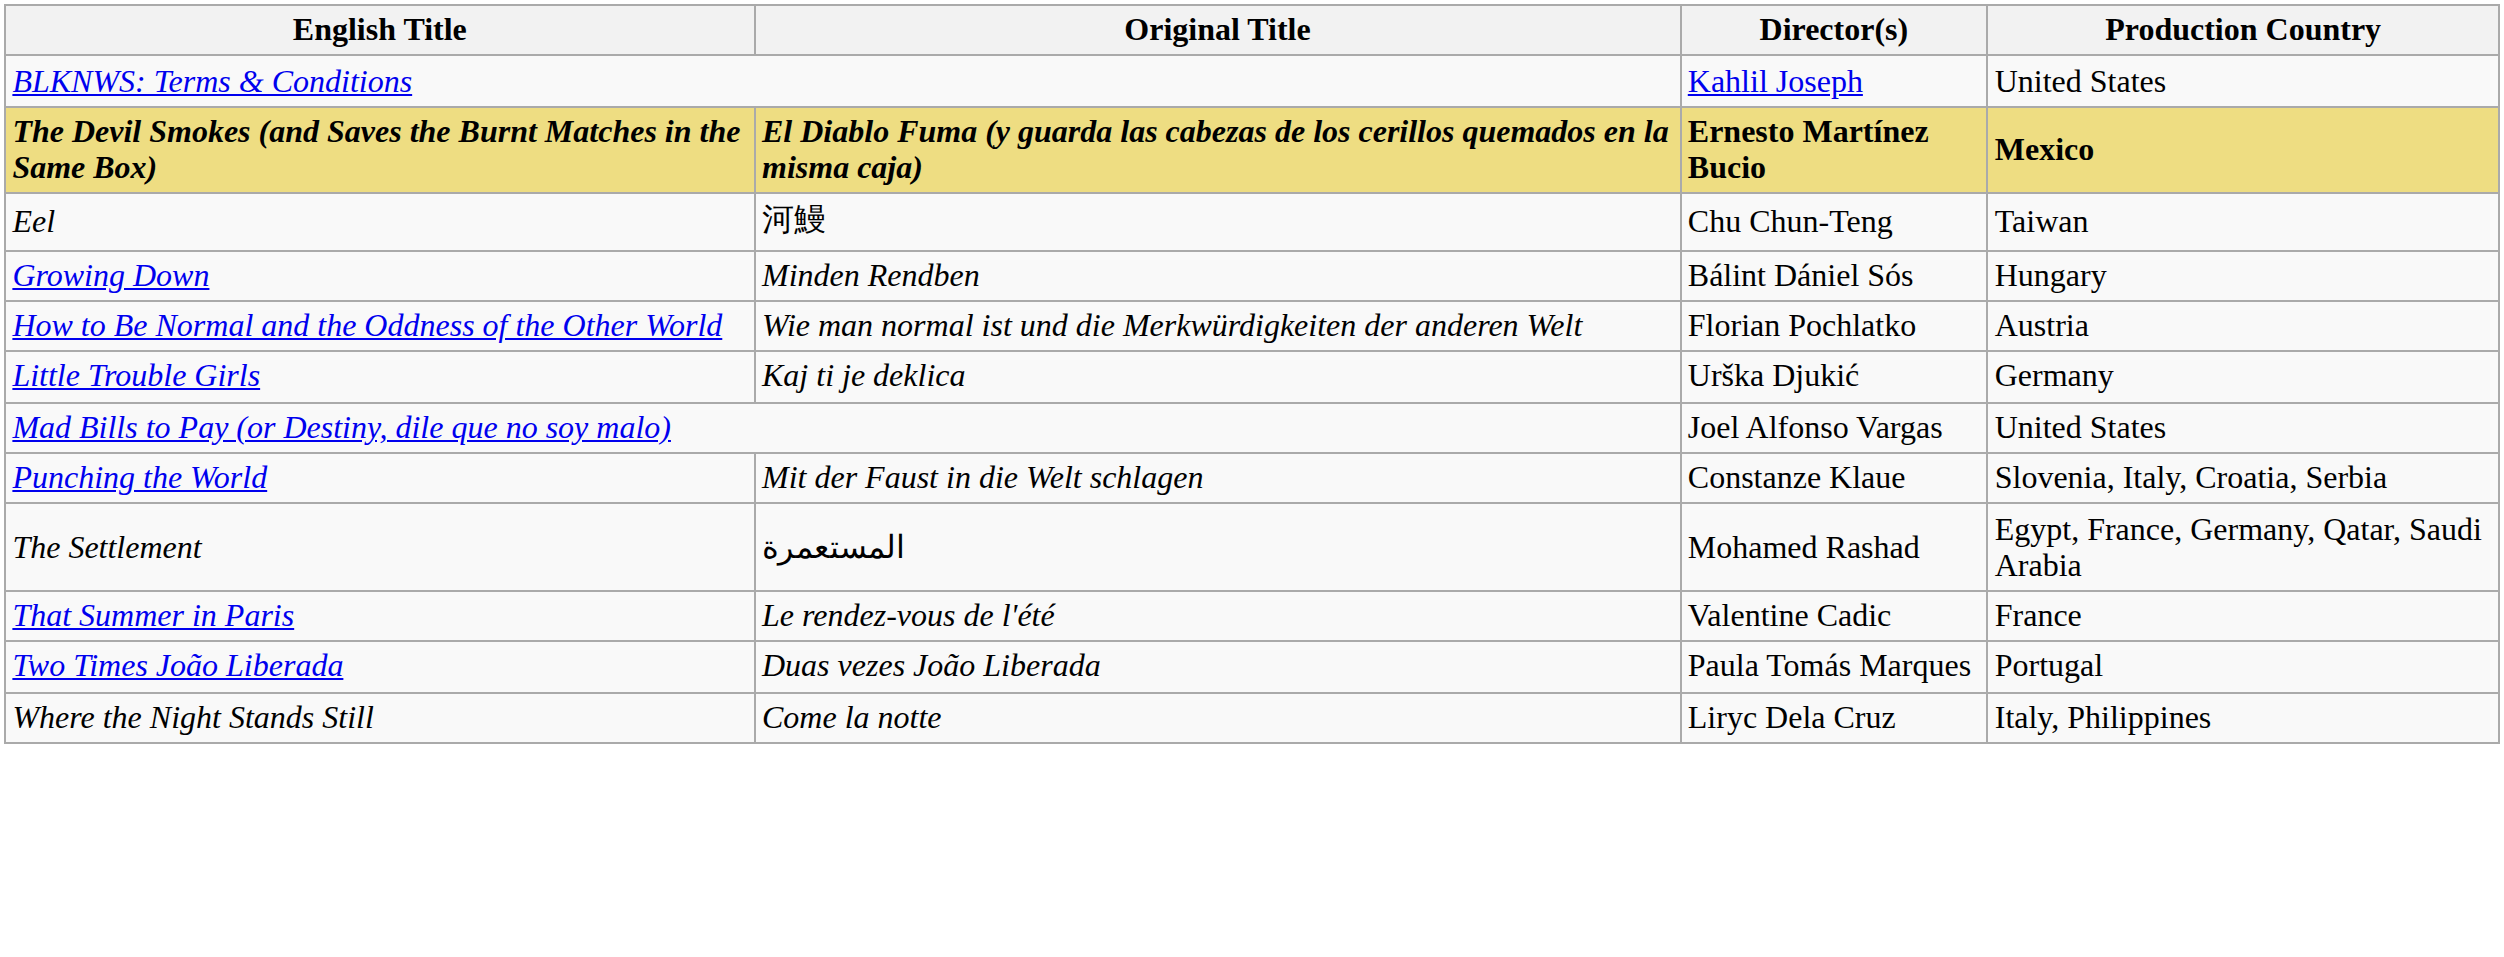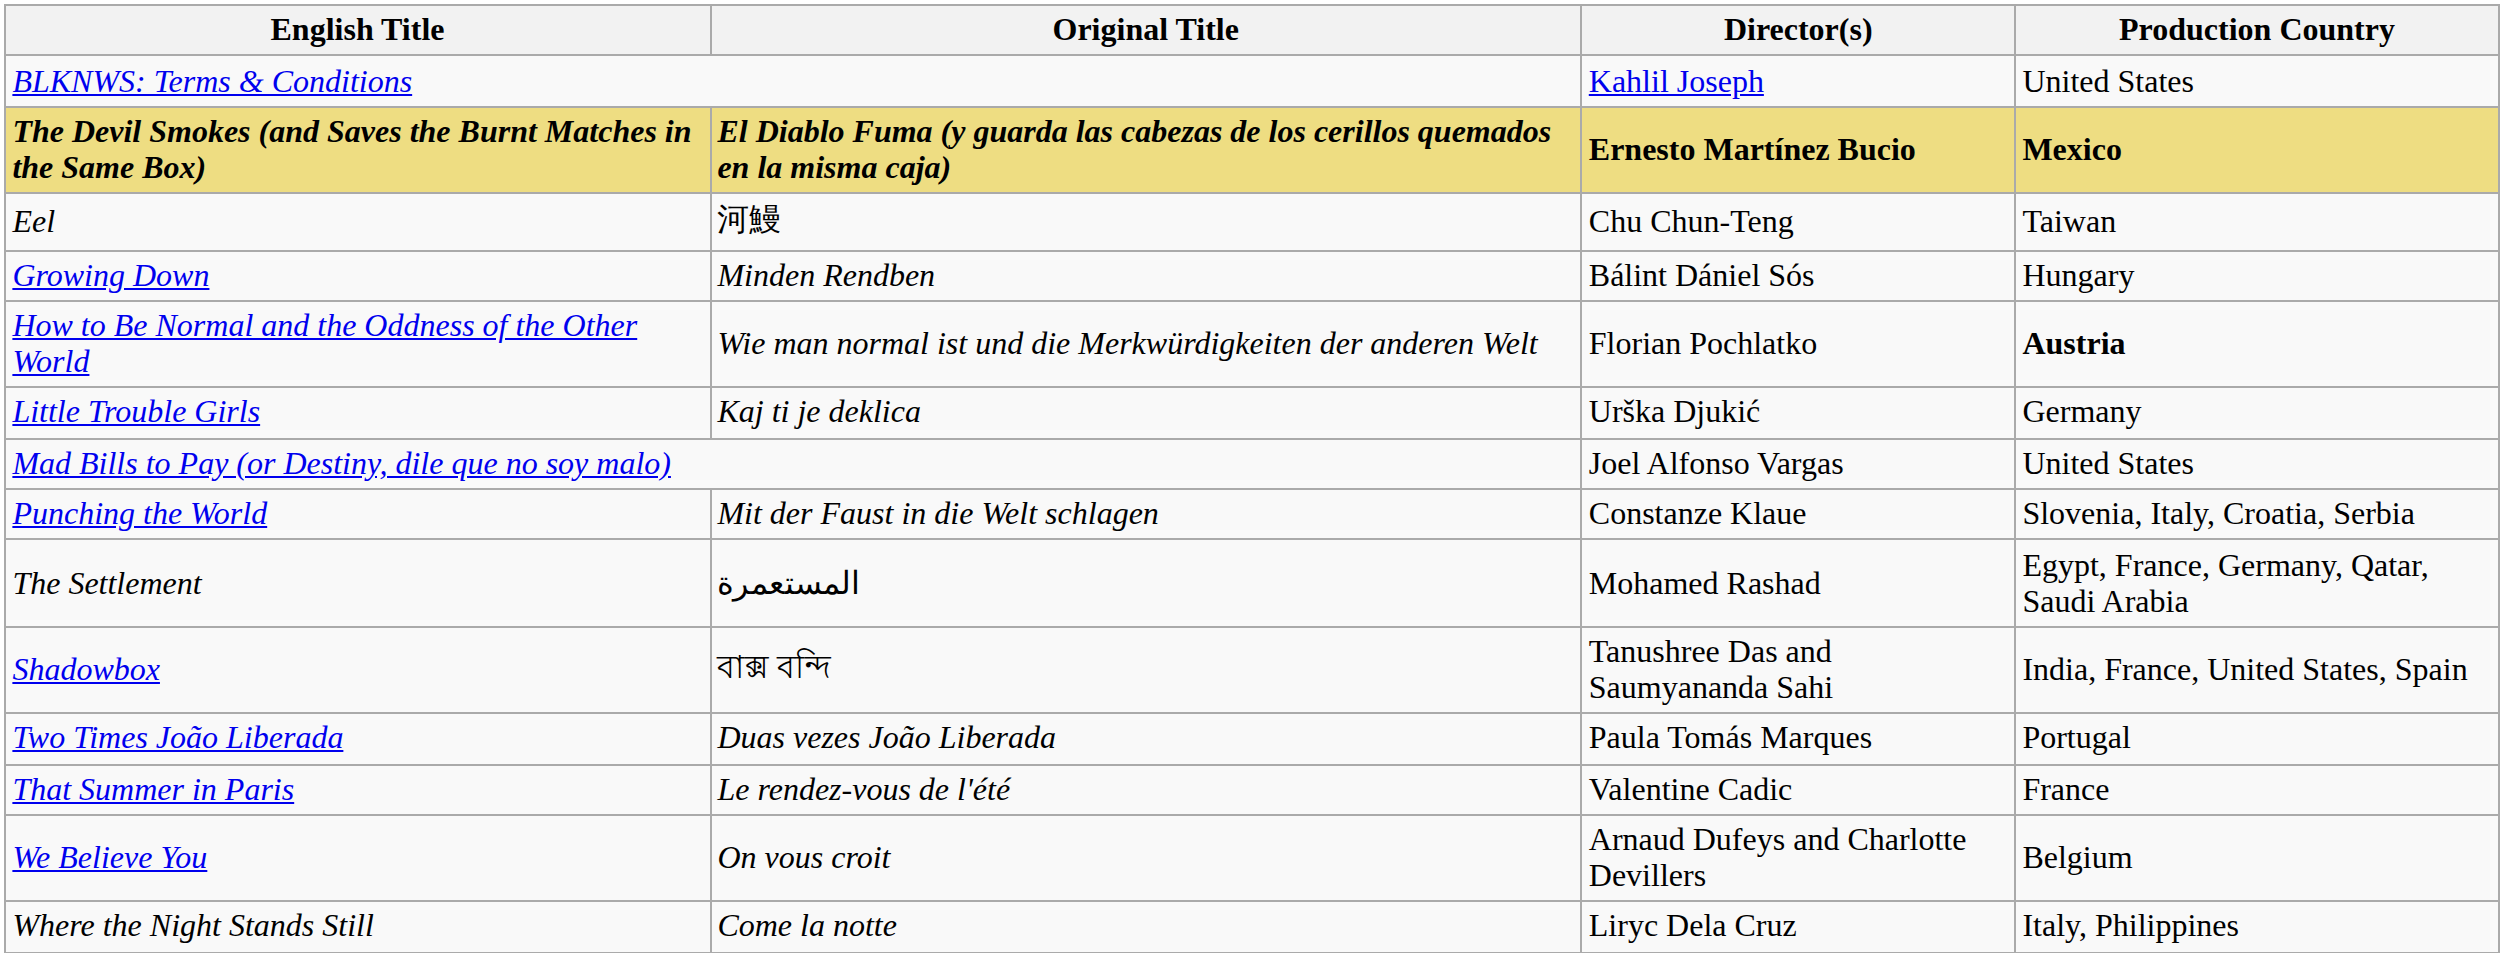(2042, 325) normal -> (2074, 343) bold
+ row: (86, 669)
rows swapped: (153, 615) <-> (178, 666)
+ row: (110, 857)
